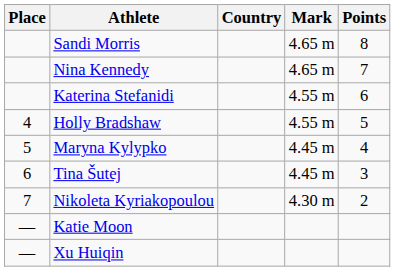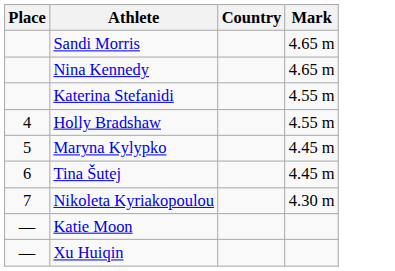- column: (364, 17)
